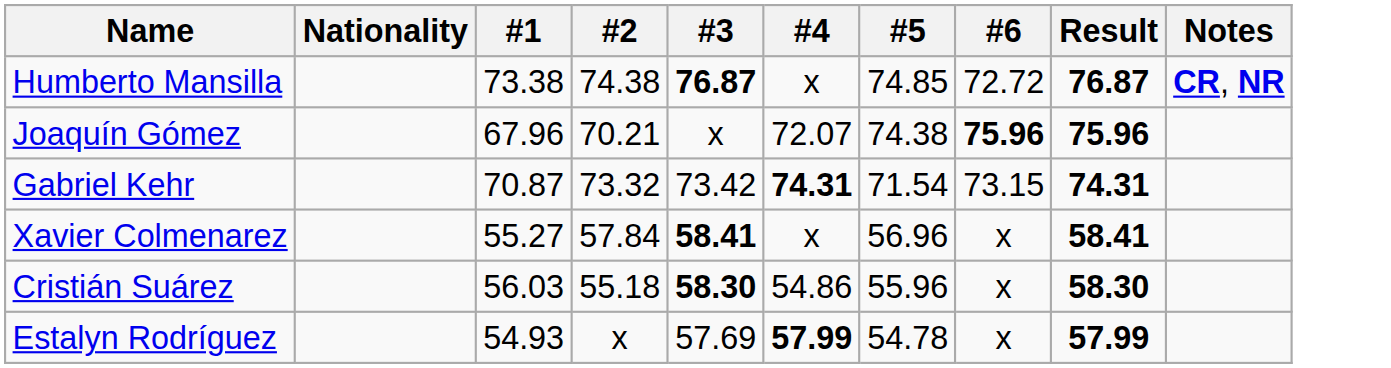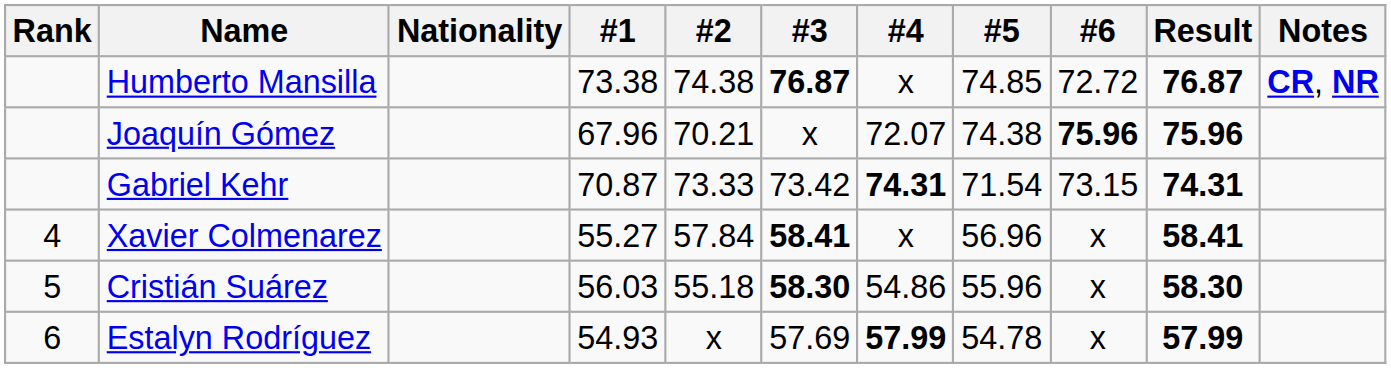+ column: (52, 31)
(620, 185) 73.32 -> (714, 185) 73.33
